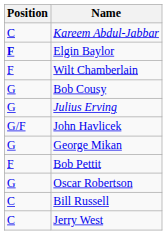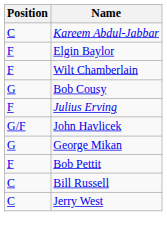(11, 51) bold -> (10, 51) normal
(11, 107) G -> (10, 107) F
- row: (93, 182)
